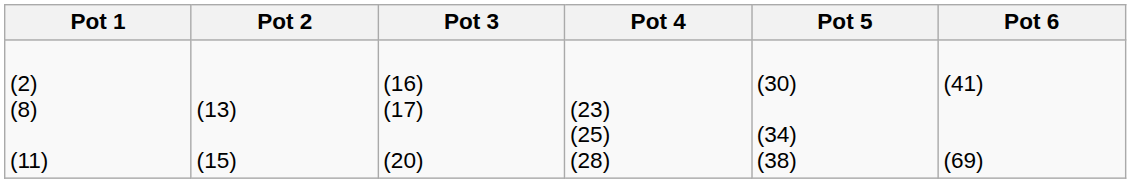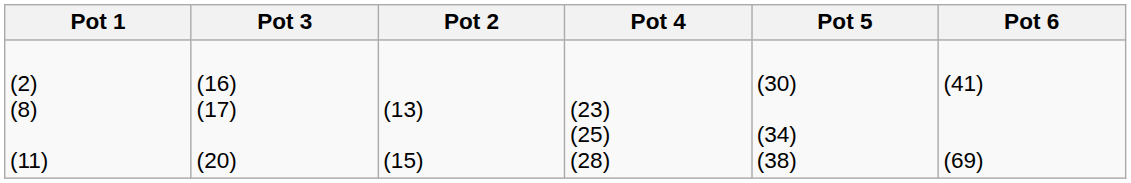columns swapped: (285, 22) <-> (471, 22)
